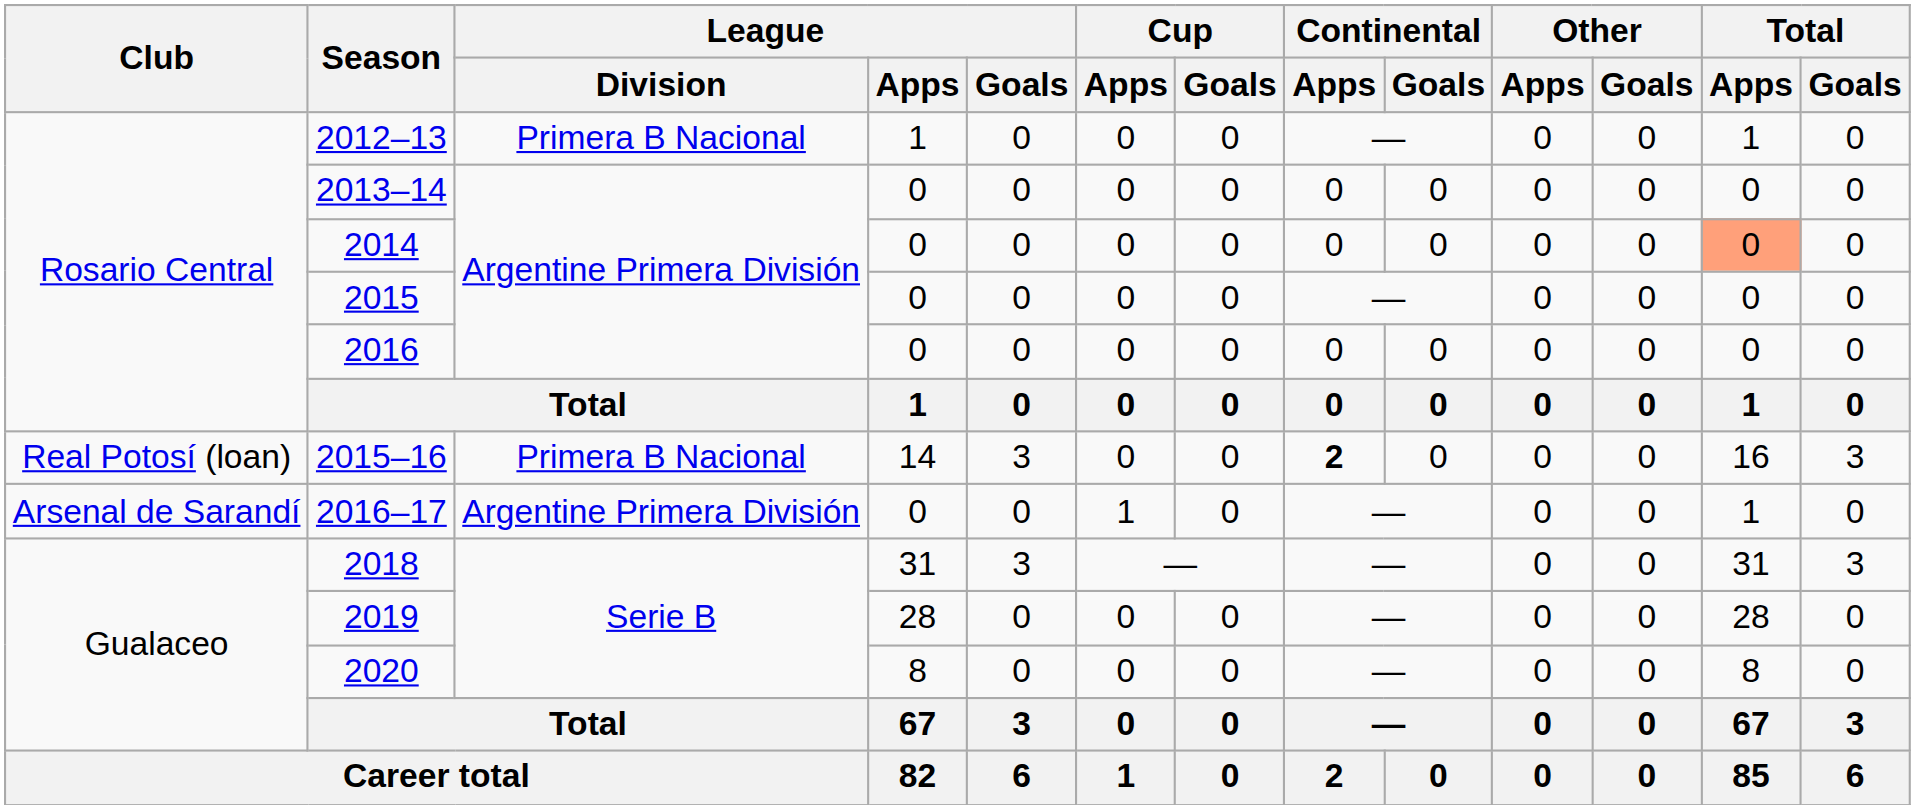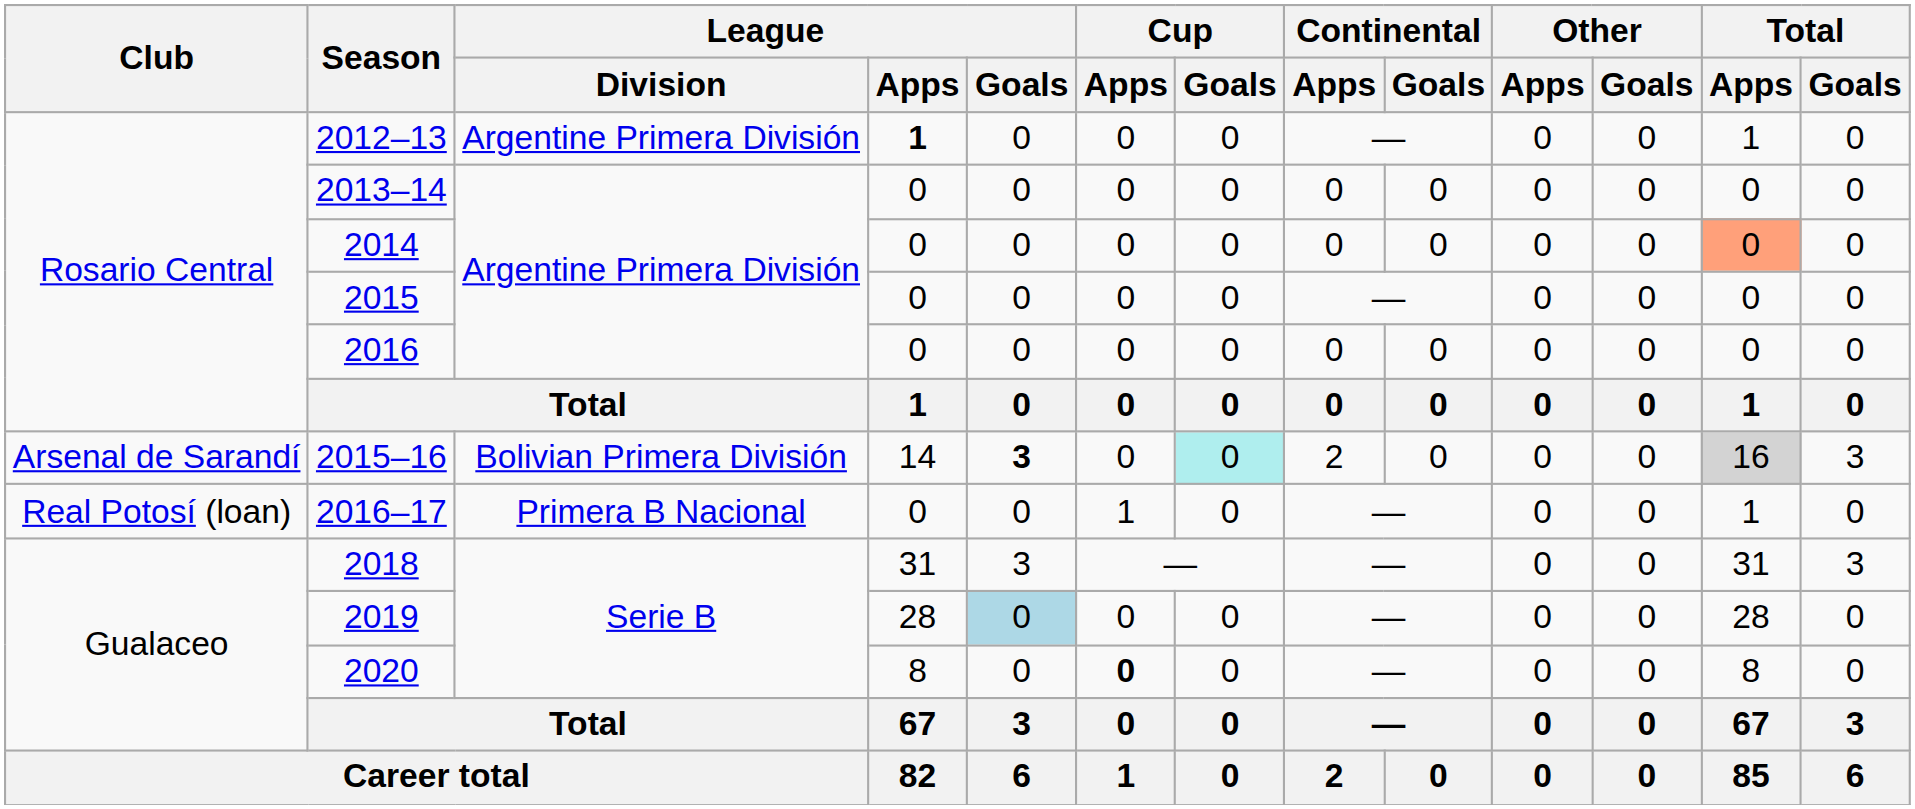(661, 137) Primera B Nacional -> (661, 137) Argentine Primera División
(917, 137) normal -> (917, 137) bold
(157, 457) Real Potosí (loan) -> (157, 457) Arsenal de Sarandí
(661, 457) Primera B Nacional -> (661, 457) Bolivian Primera División
(1022, 457) normal -> (1022, 457) bold
(1230, 457) no background -> (1230, 457) paleturquoise background
(1334, 457) bold -> (1334, 457) normal
(1751, 457) no background -> (1751, 457) lightgrey background
(157, 510) Arsenal de Sarandí -> (157, 510) Real Potosí (loan)
(661, 510) Argentine Primera División -> (661, 510) Primera B Nacional
(1022, 617) no background -> (1022, 617) lightblue background
(1126, 670) normal -> (1126, 670) bold
